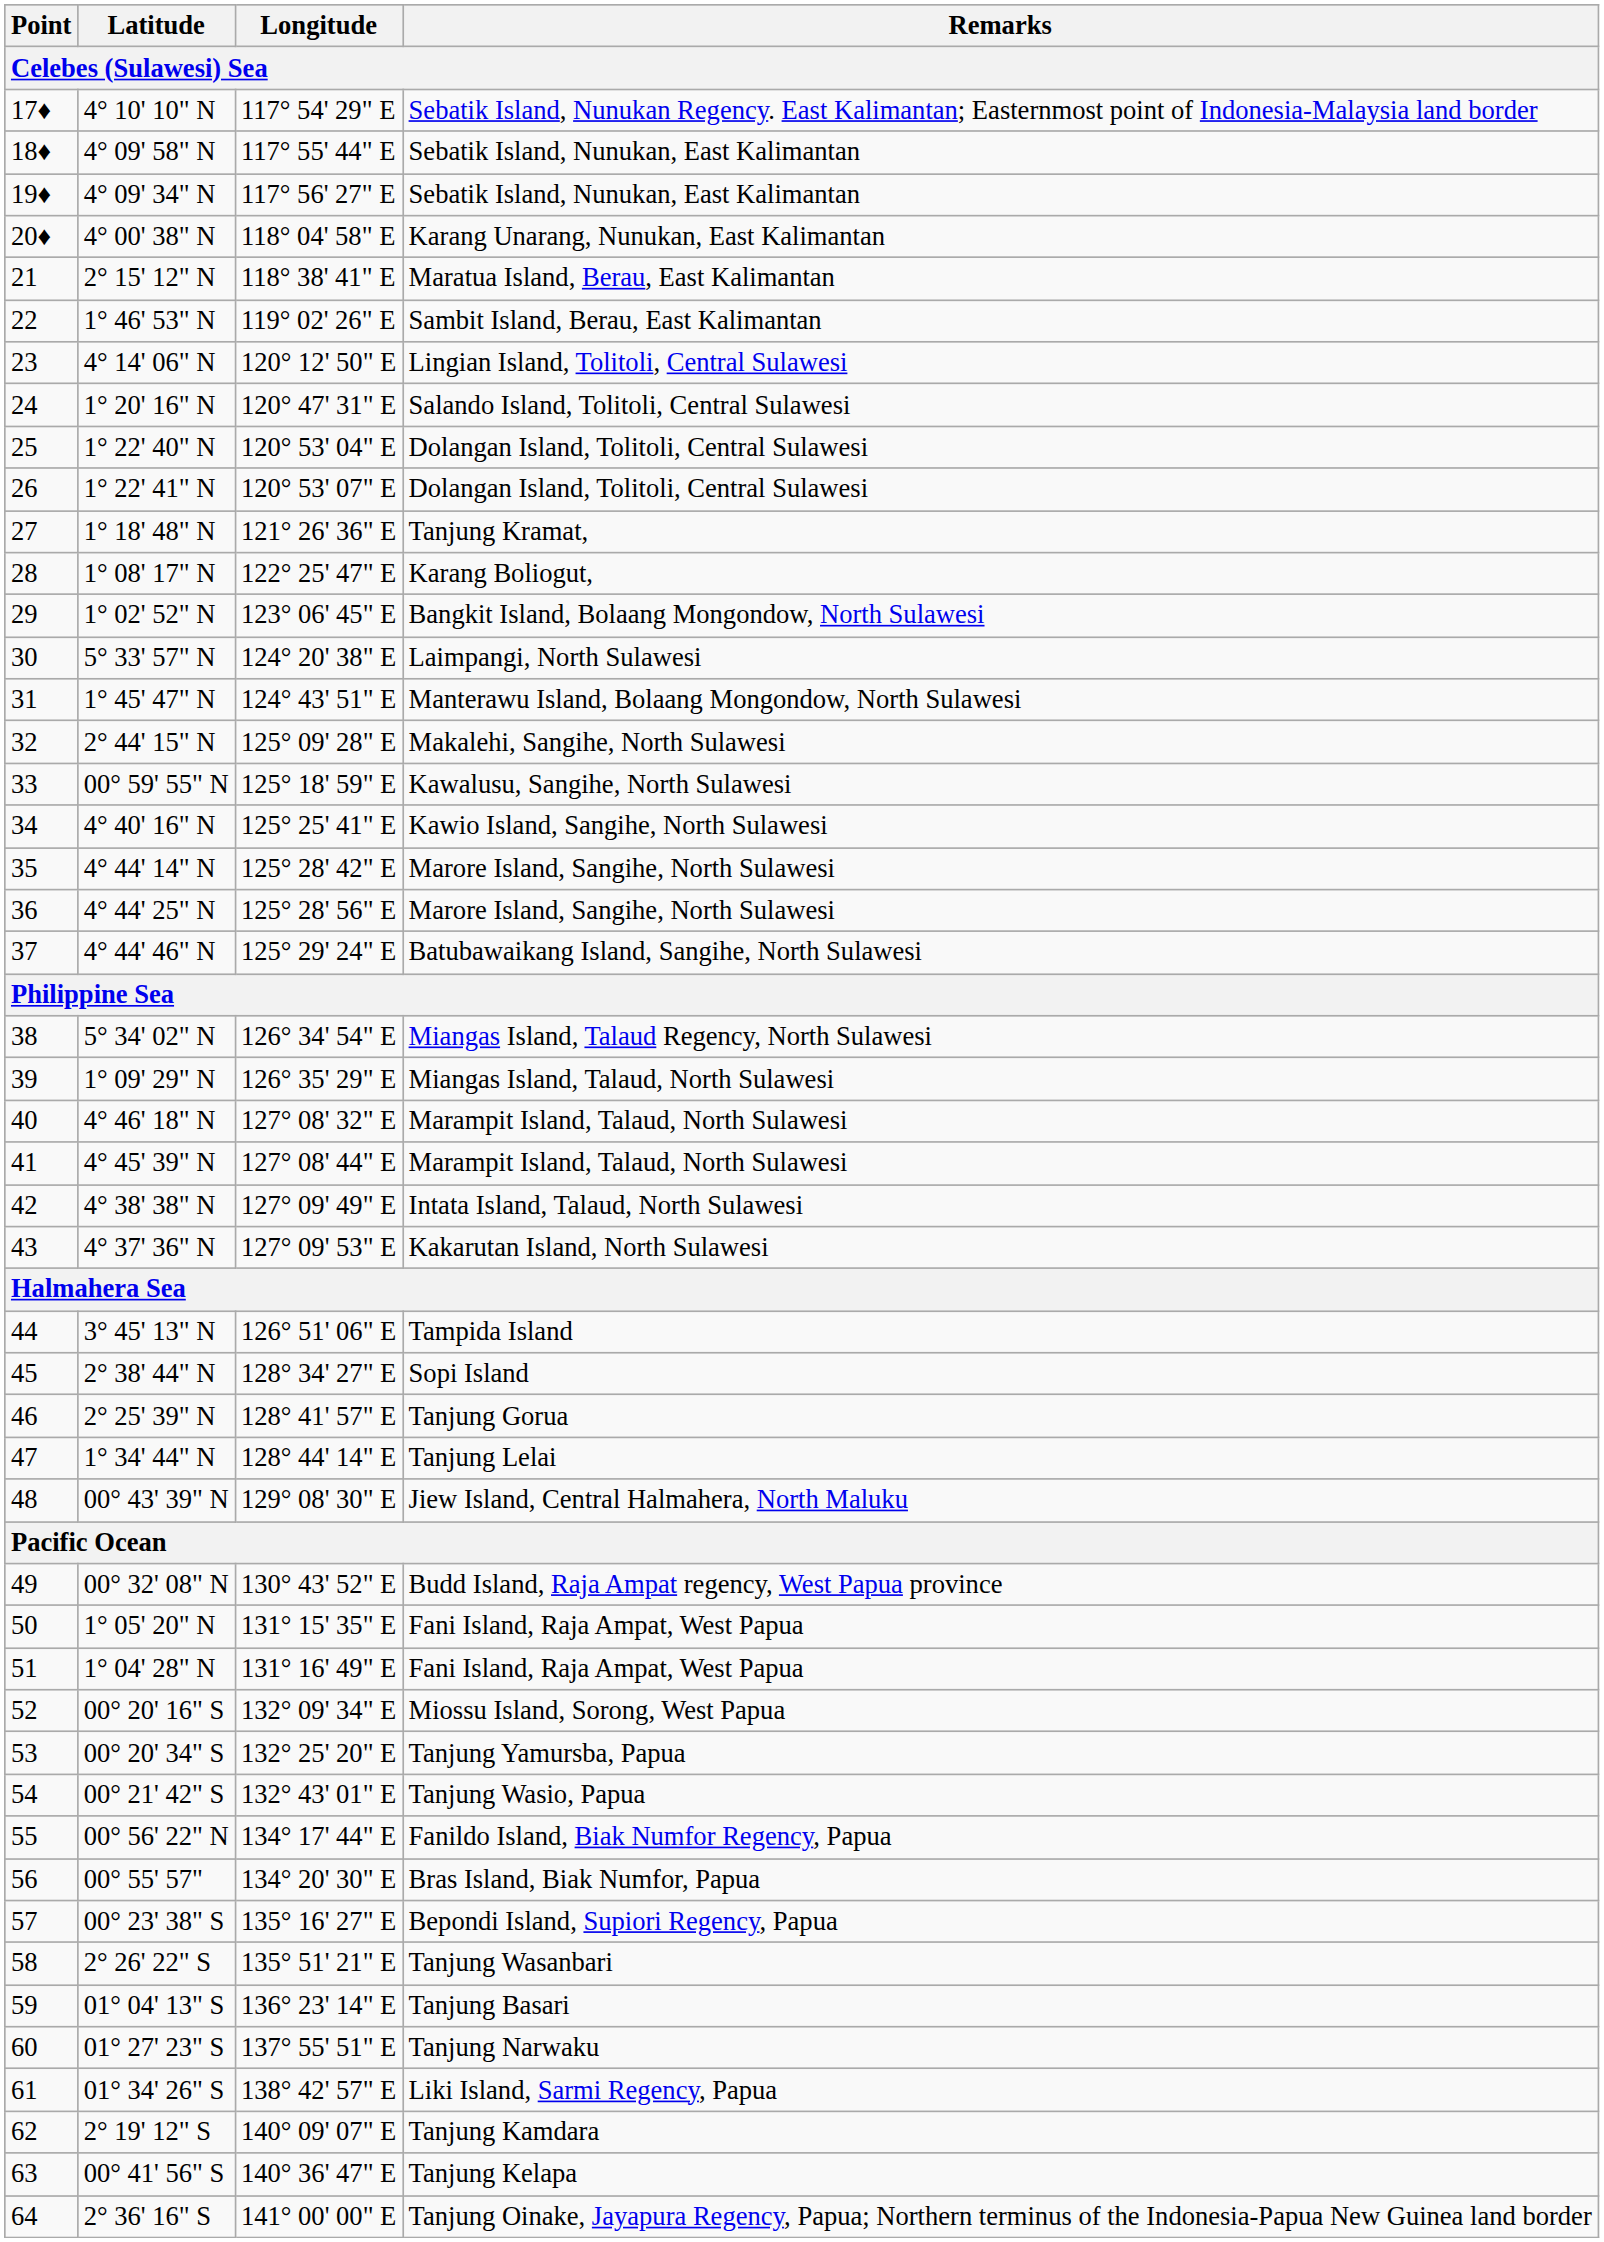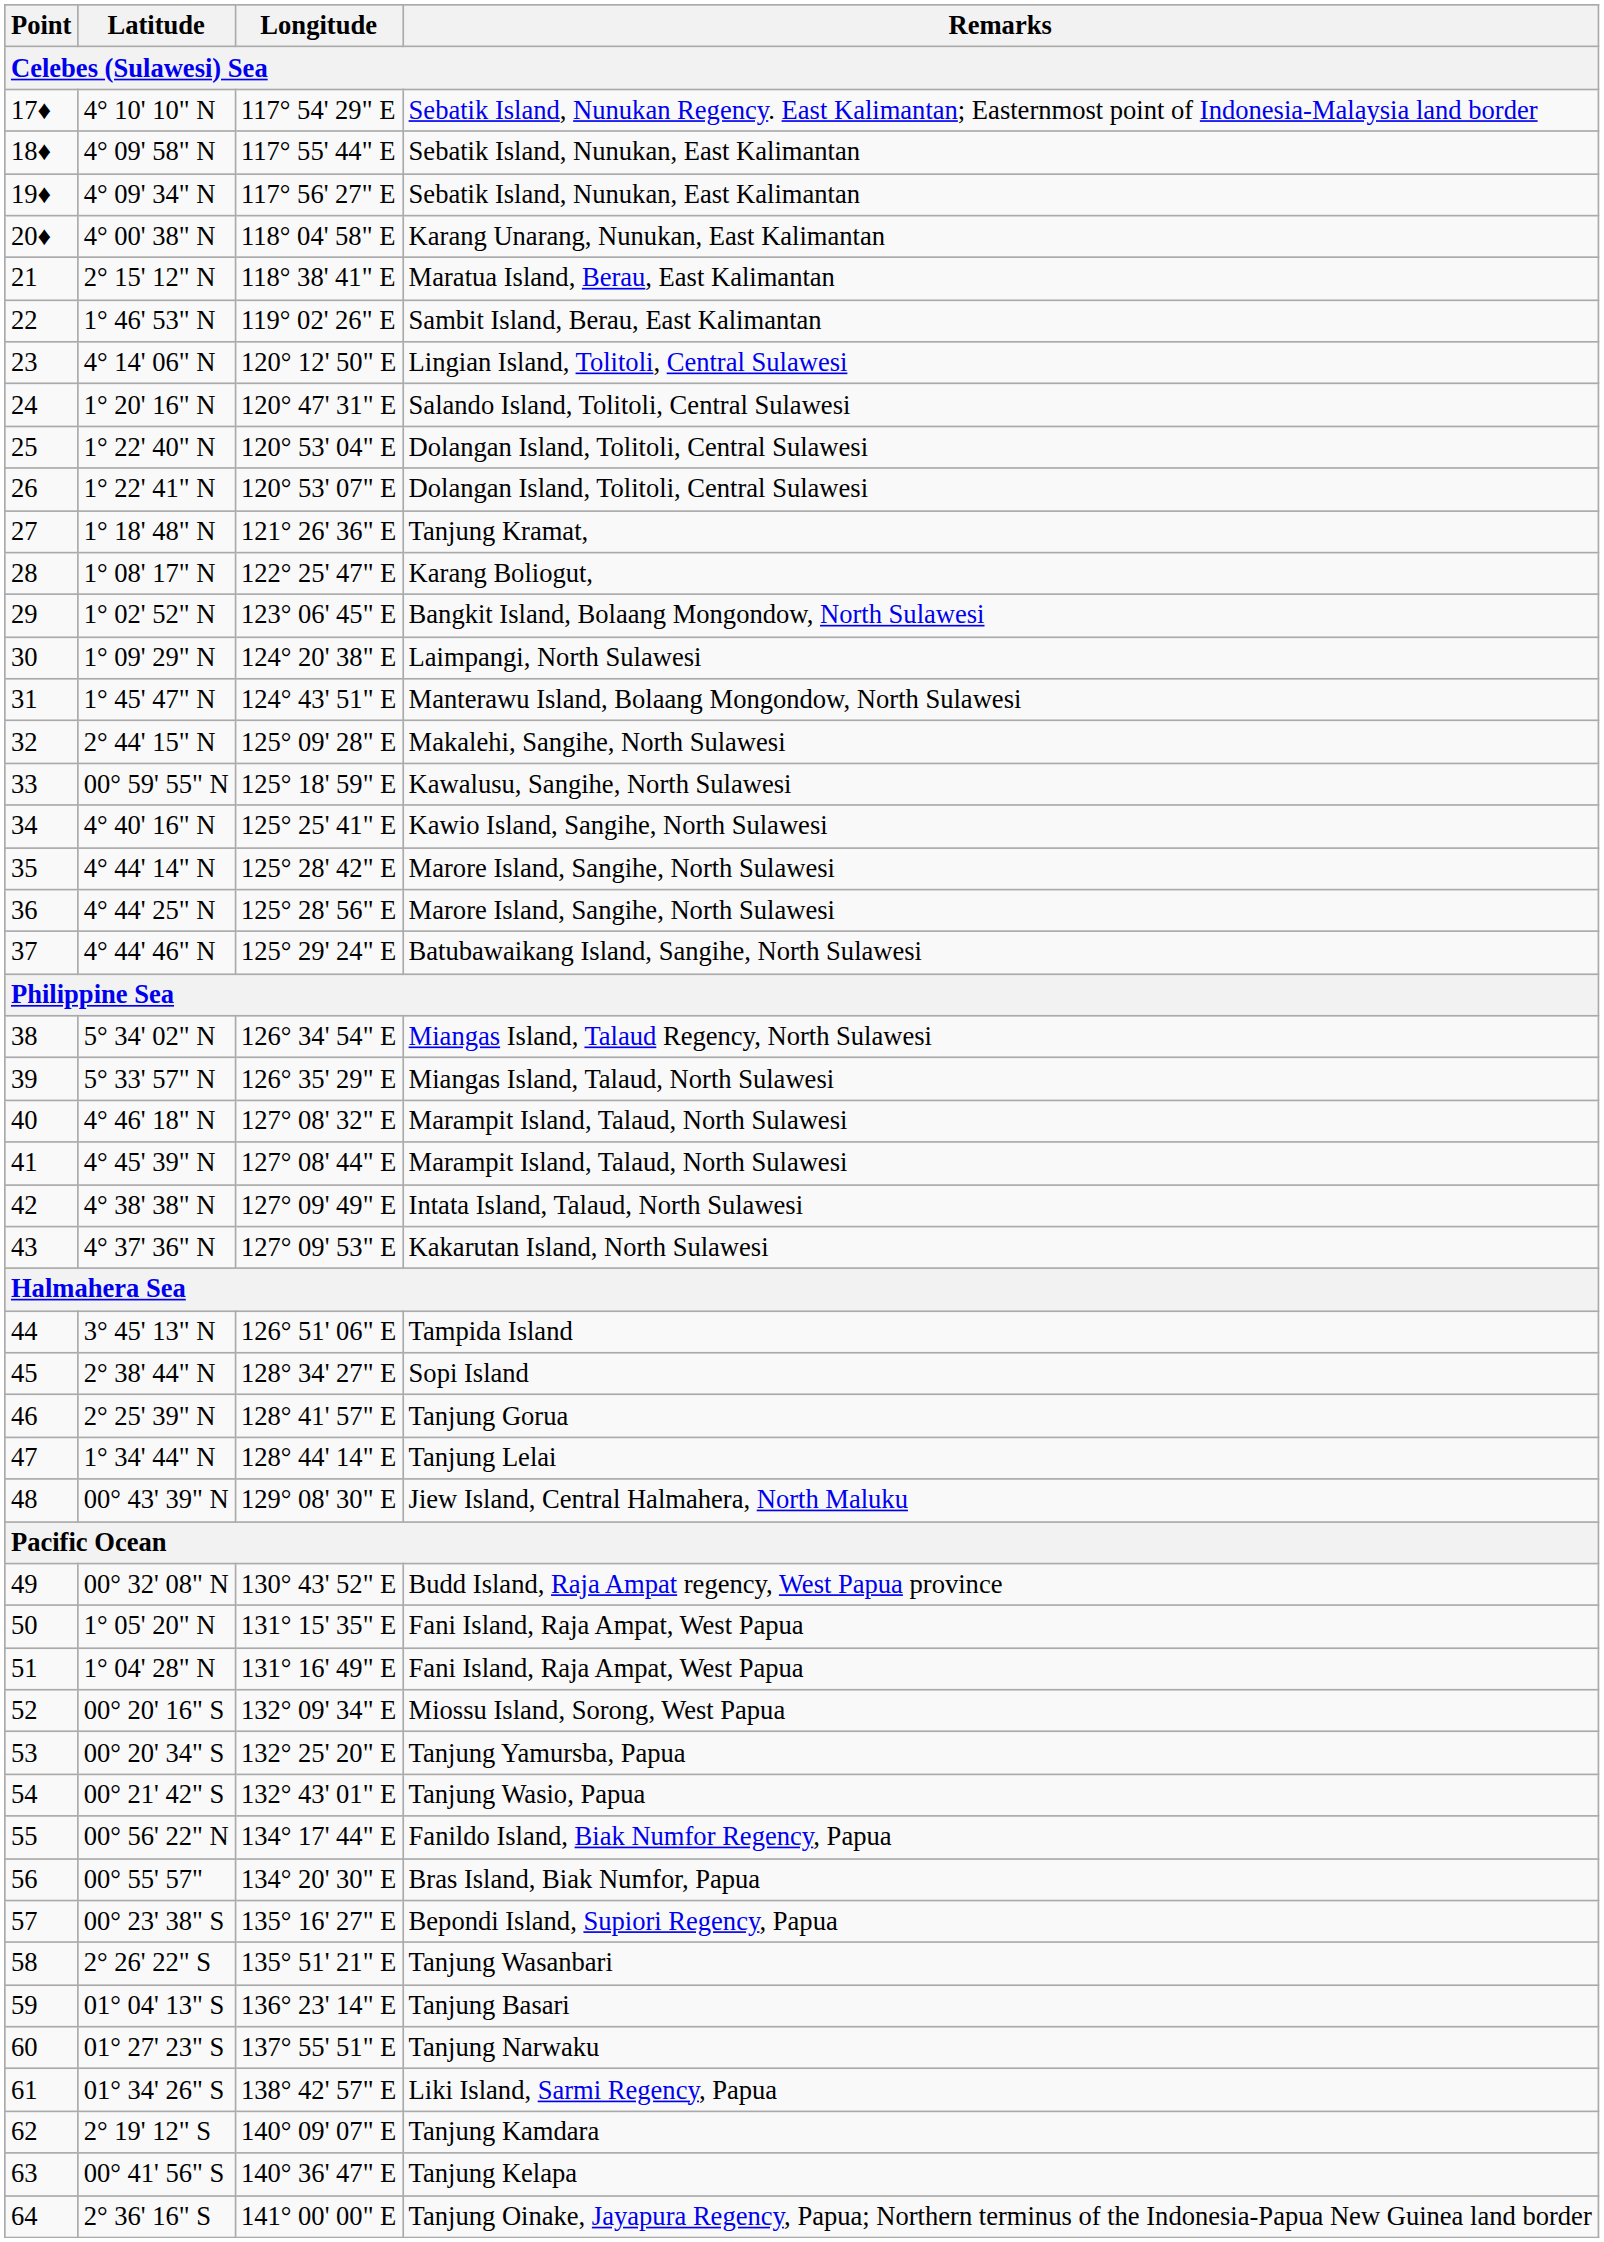(150, 657) 5° 33' 57" N -> (150, 657) 1° 09' 29" N
(150, 1078) 1° 09' 29" N -> (150, 1078) 5° 33' 57" N
